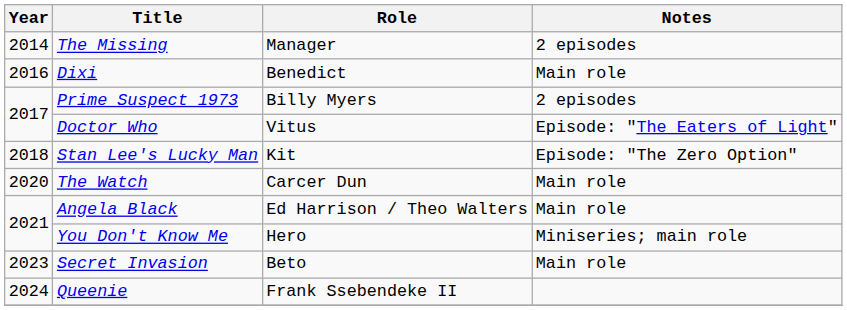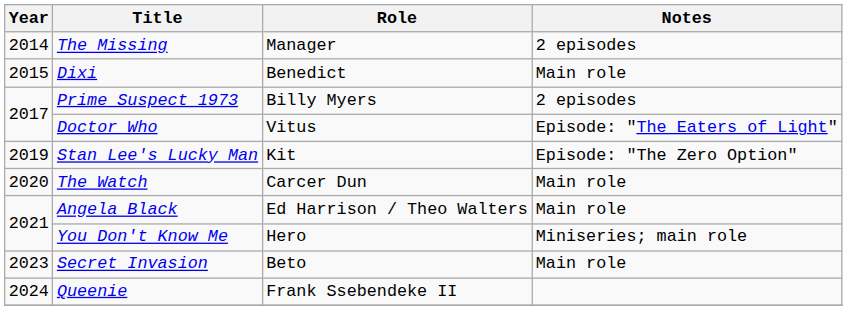(29, 73) 2016 -> (29, 73) 2015
(29, 155) 2018 -> (29, 155) 2019
